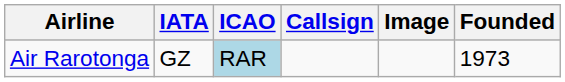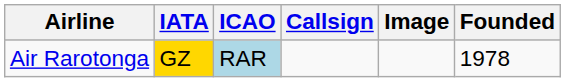(175, 58) no background -> (175, 58) gold background
(485, 58) 1973 -> (485, 58) 1978
